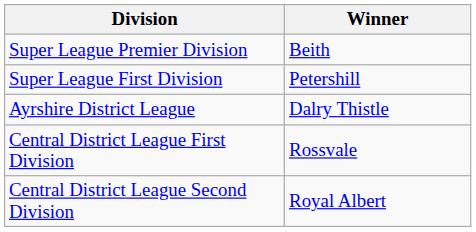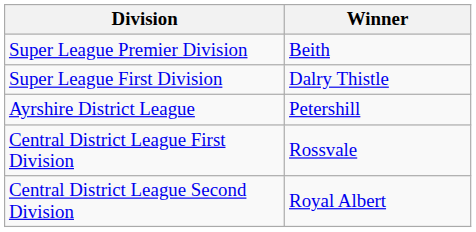(325, 79) Petershill -> (339, 79) Dalry Thistle
(339, 109) Dalry Thistle -> (325, 109) Petershill
